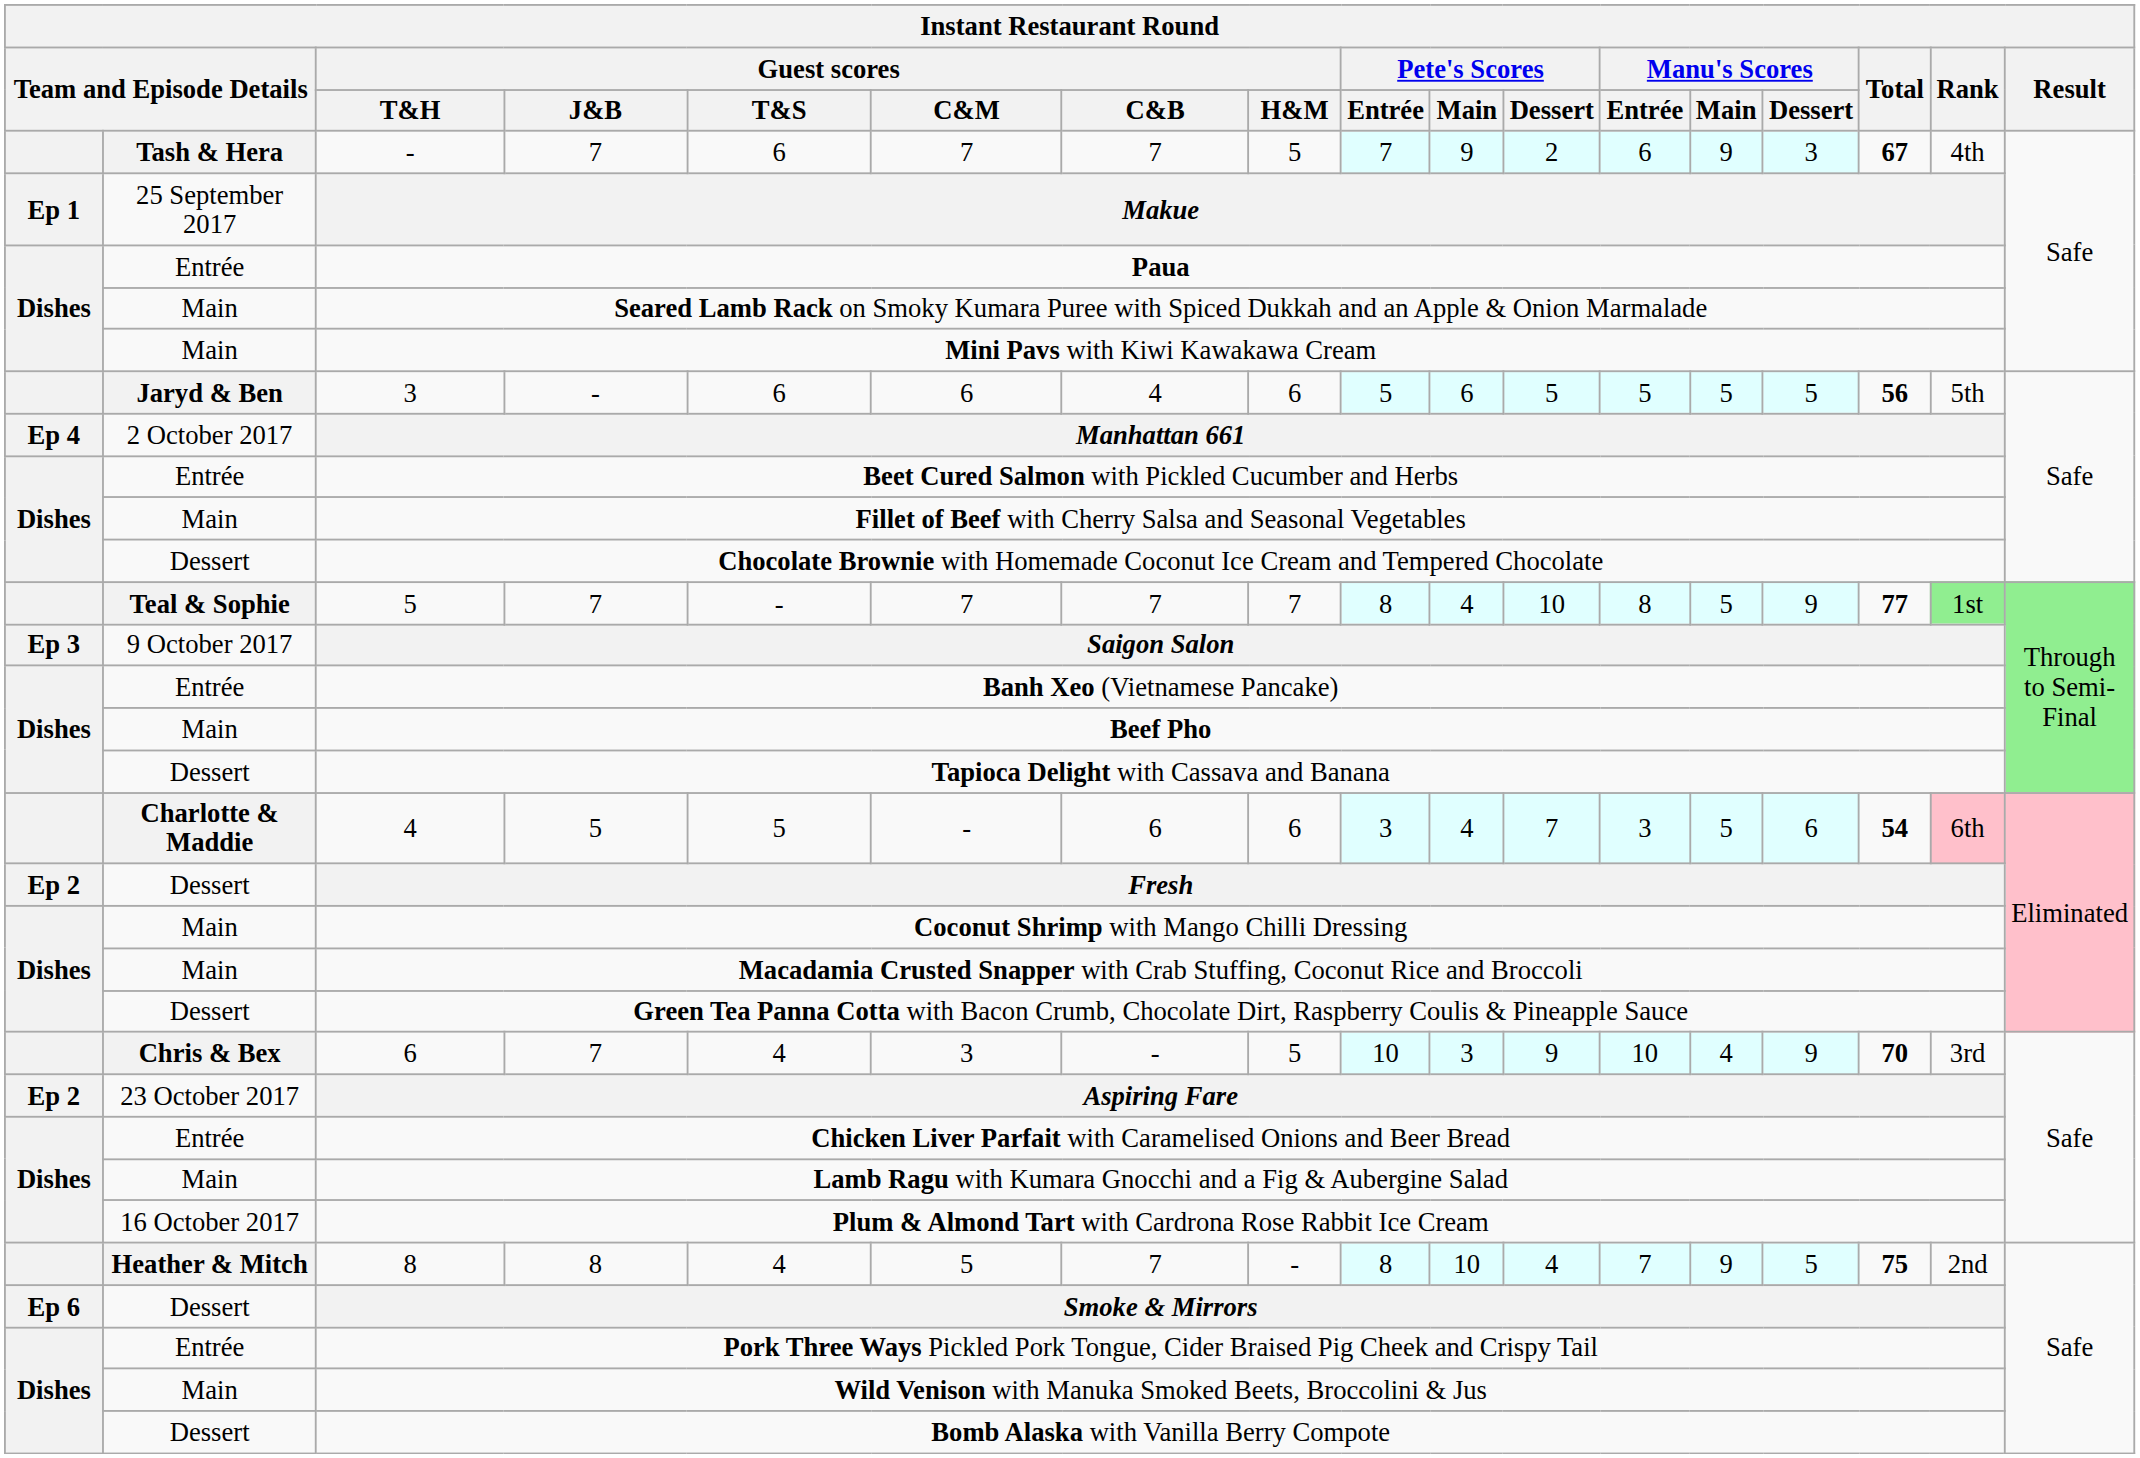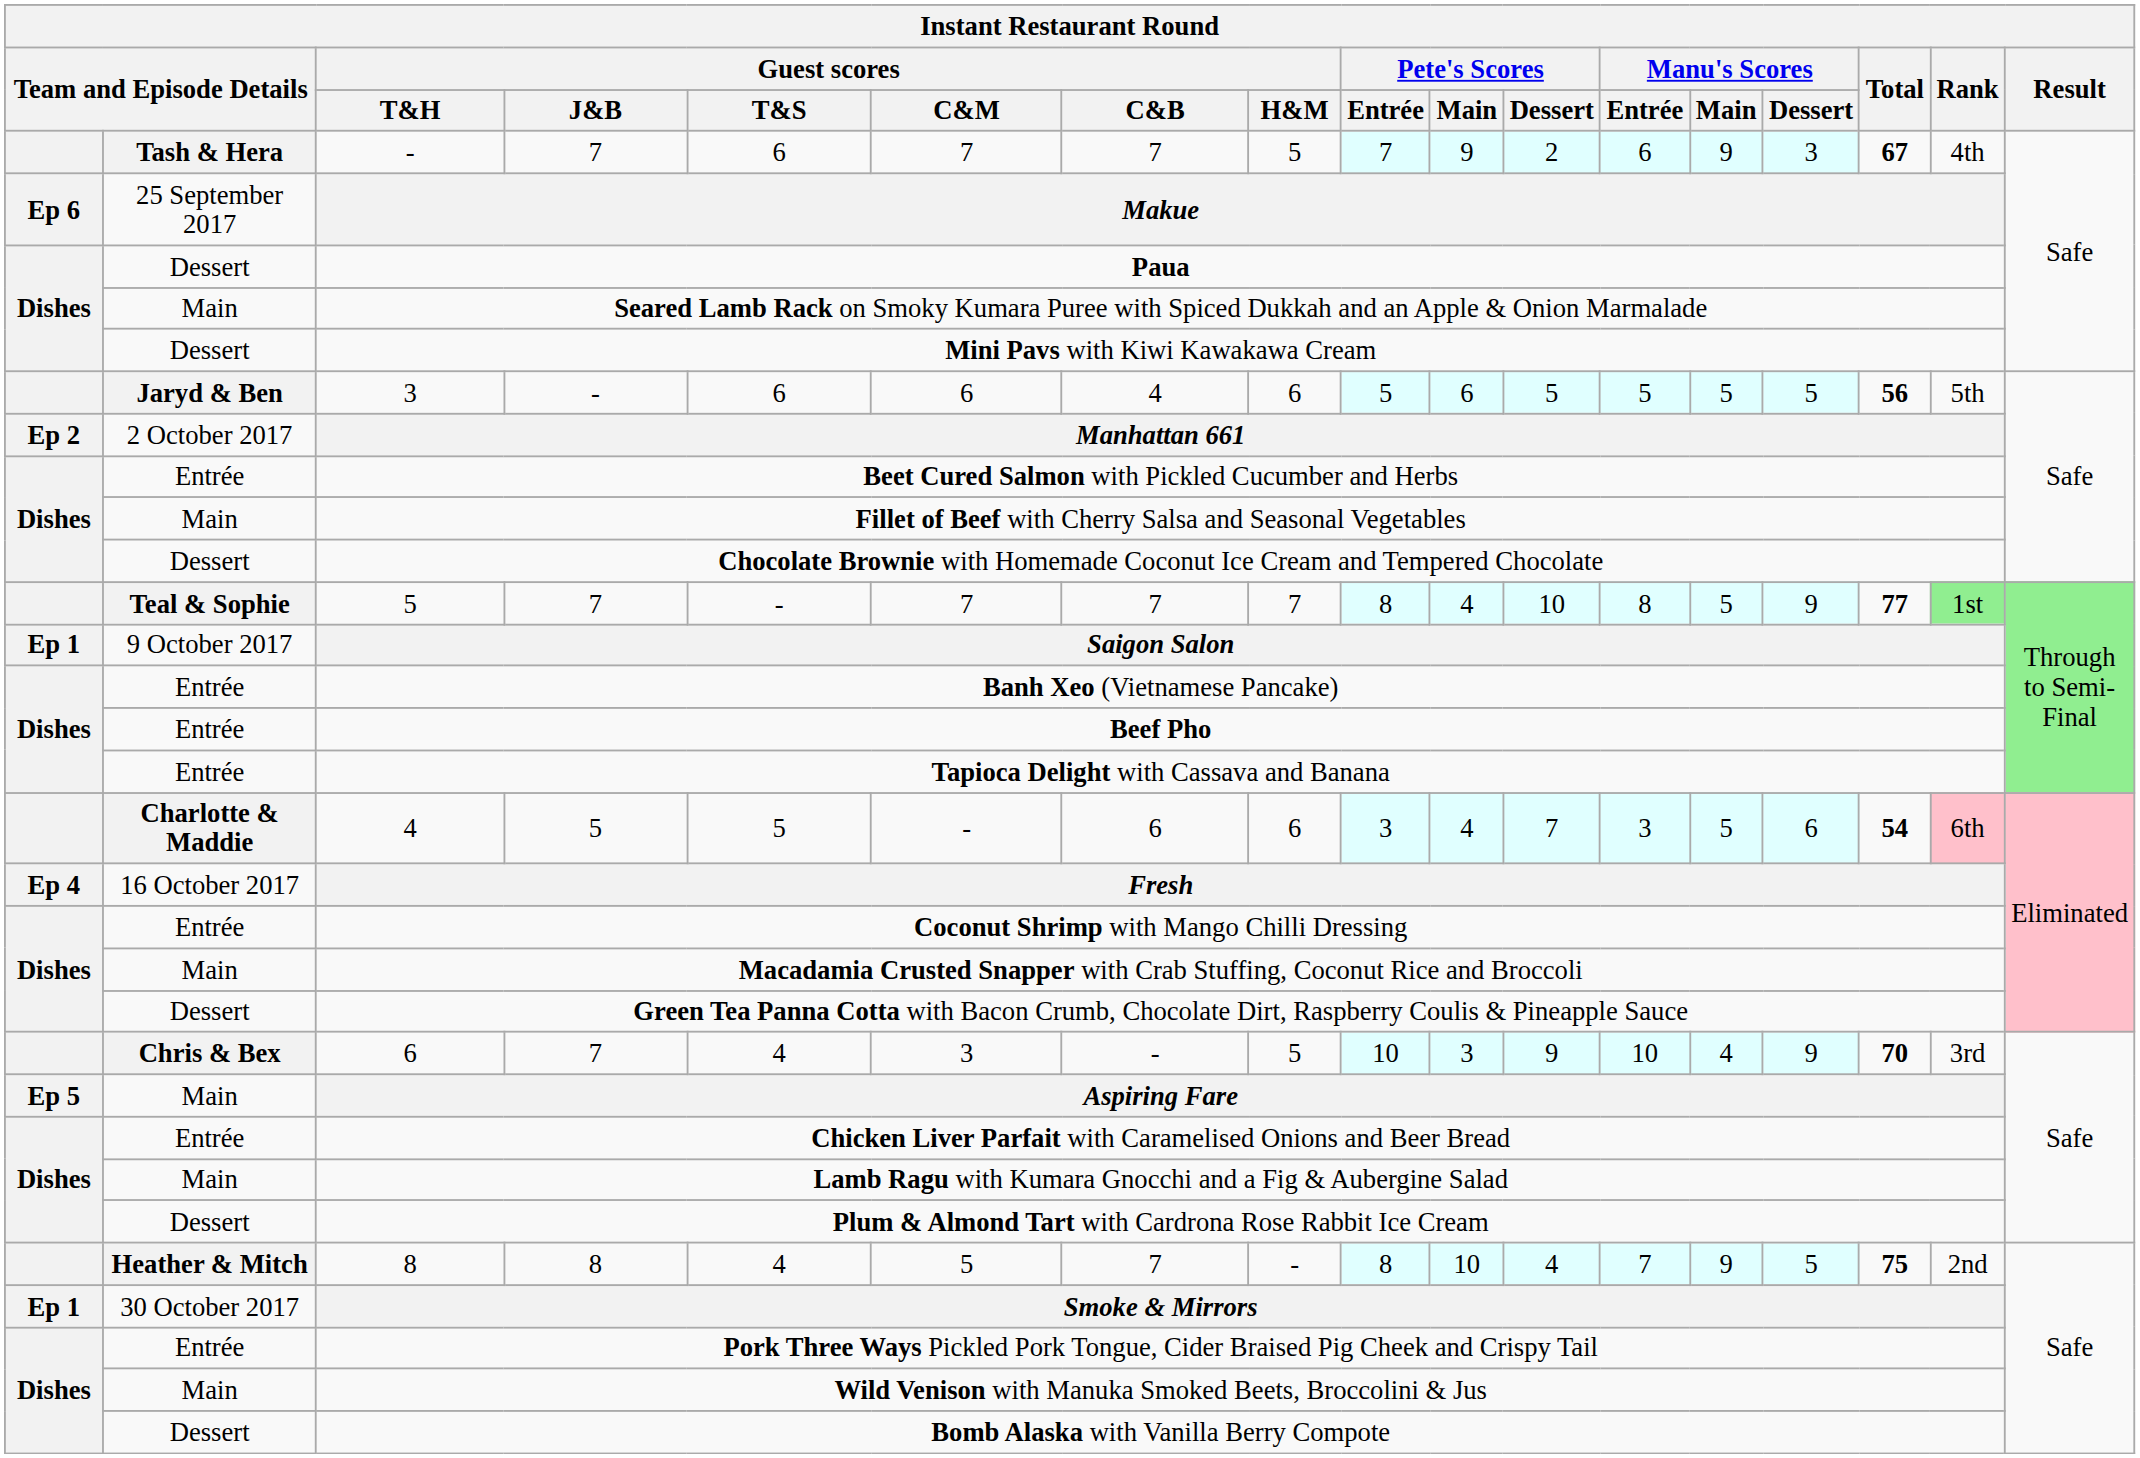(54, 210) Ep 1 -> (54, 210) Ep 6
(210, 266) Entrée -> (210, 266) Dessert
(210, 351) Main -> (210, 351) Dessert
(54, 435) Ep 4 -> (54, 435) Ep 2
(54, 645) Ep 3 -> (54, 645) Ep 1
(210, 729) Main -> (210, 729) Entrée
(210, 771) Dessert -> (210, 771) Entrée
(54, 885) Ep 2 -> (54, 885) Ep 4
(210, 885) Dessert -> (210, 885) 16 October 2017
(210, 927) Main -> (210, 927) Entrée
(54, 1096) Ep 2 -> (54, 1096) Ep 5
(210, 1096) 23 October 2017 -> (210, 1096) Main
(210, 1222) 16 October 2017 -> (210, 1222) Dessert
(54, 1306) Ep 6 -> (54, 1306) Ep 1
(210, 1306) Dessert -> (210, 1306) 30 October 2017
